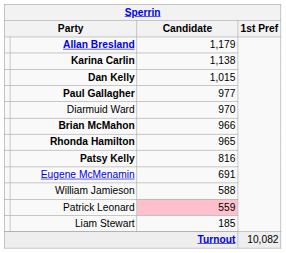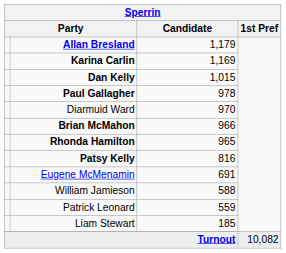(223, 61) 1,138 -> (223, 61) 1,169
(227, 93) 977 -> (227, 93) 978
(227, 207) pink background -> (227, 207) no background
